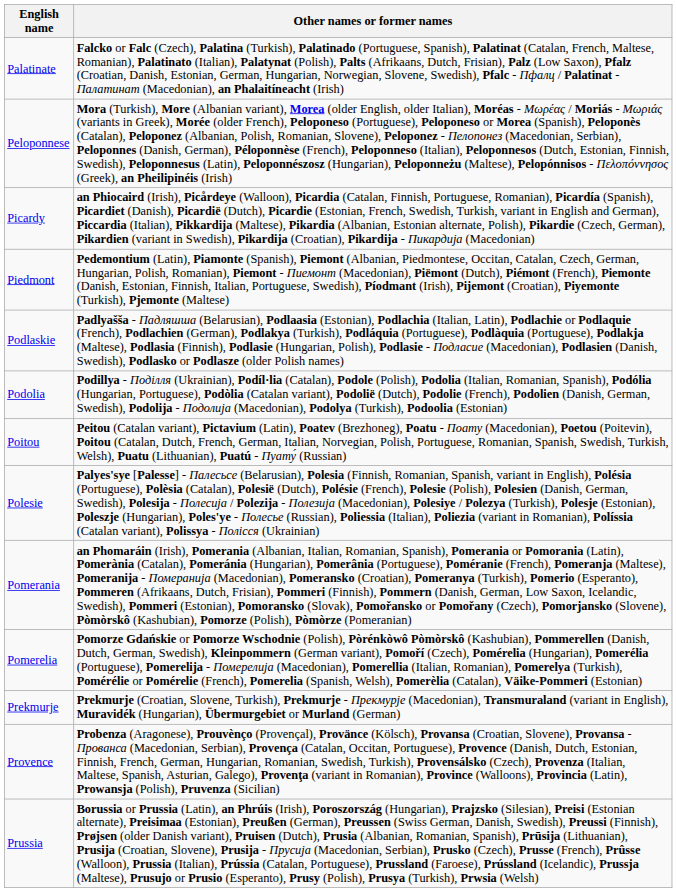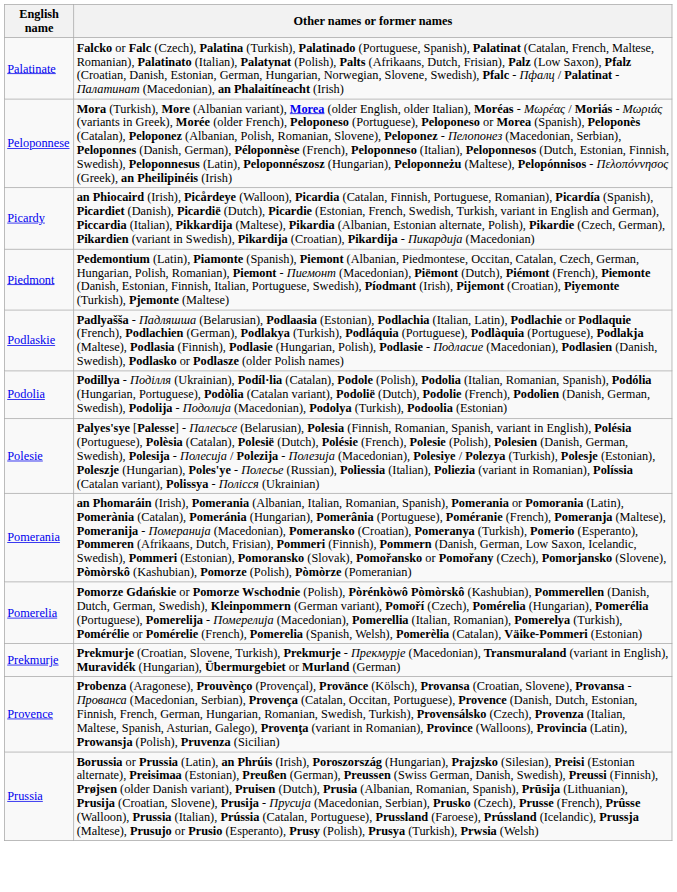- row: (23, 442)
